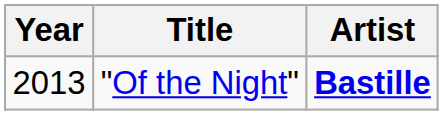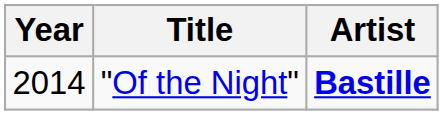(49, 82) 2013 -> (49, 82) 2014
